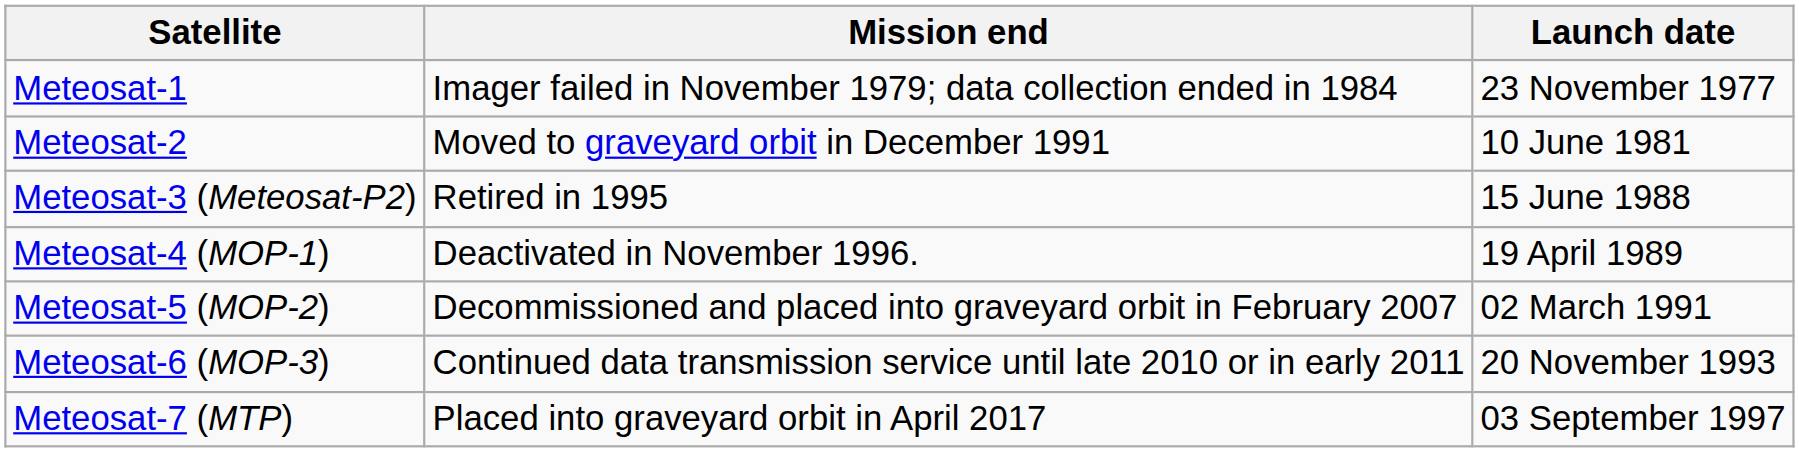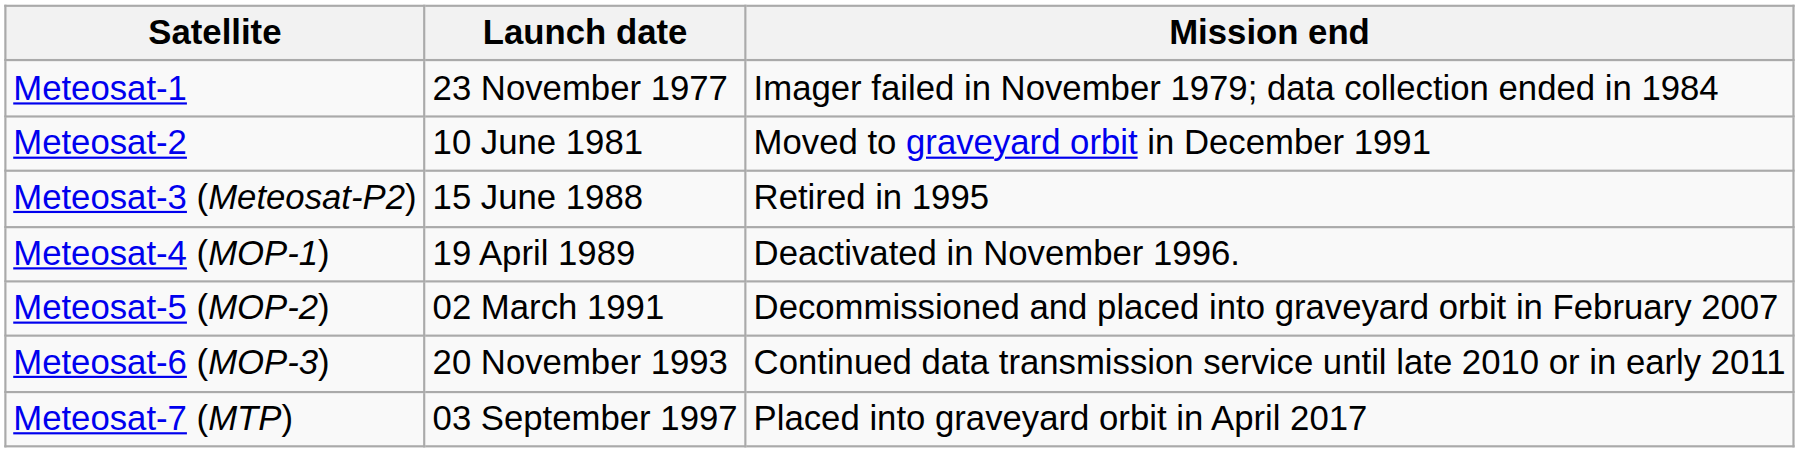columns swapped: (1633, 32) <-> (949, 32)
